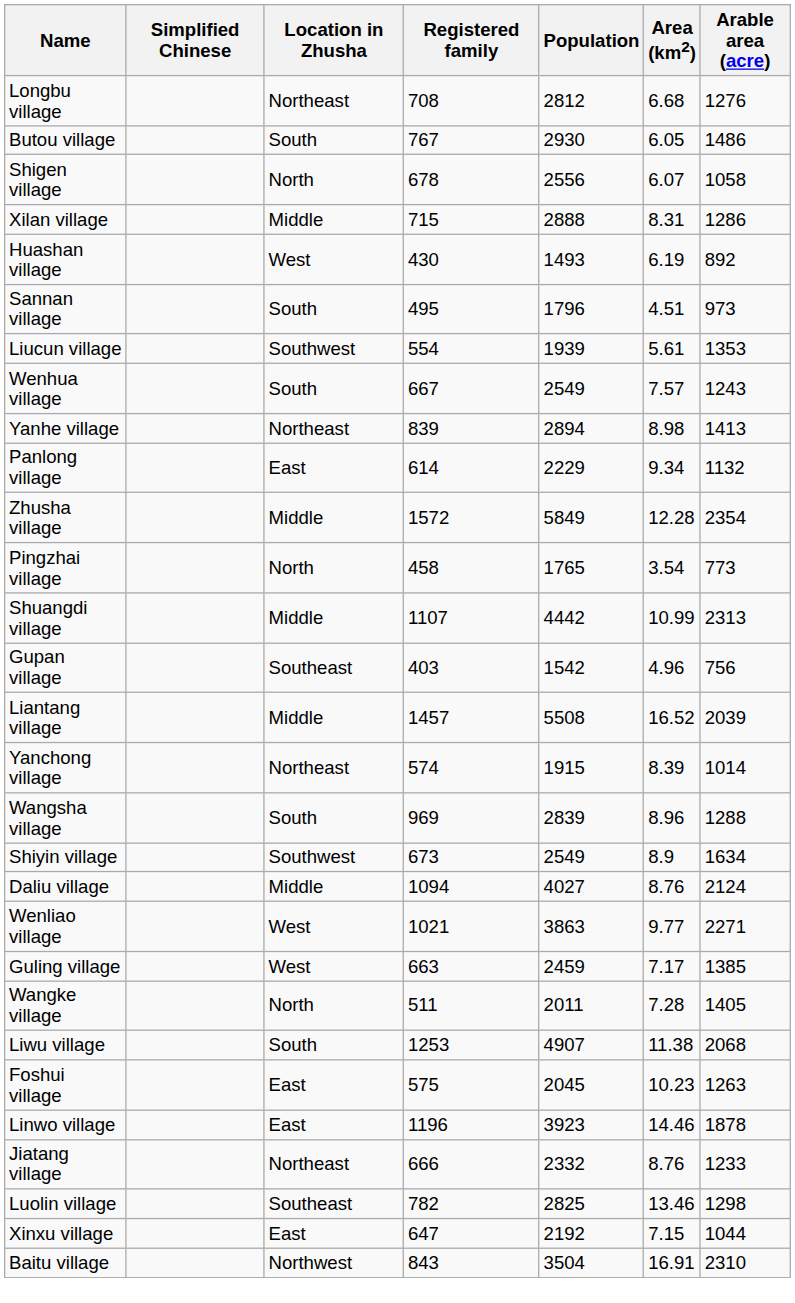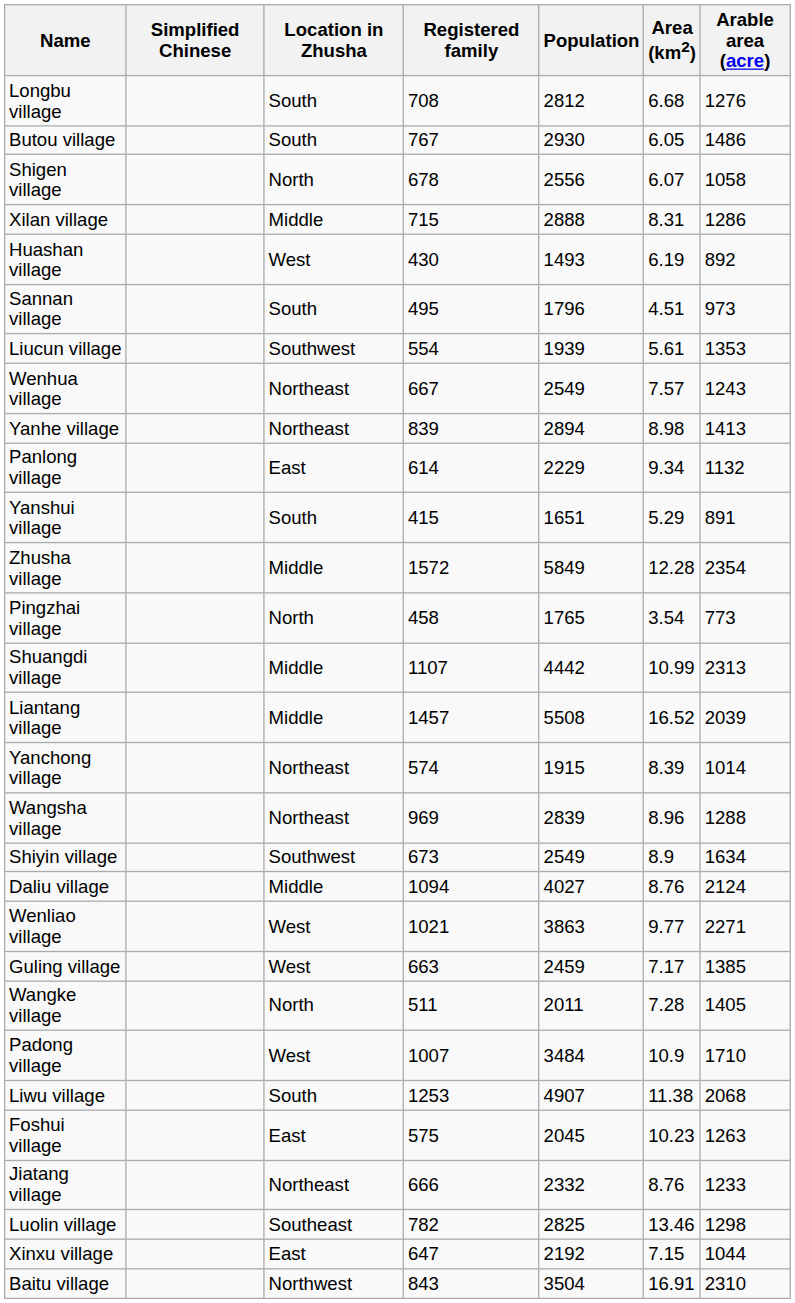(309, 101) Northeast -> (293, 101) South
(293, 389) South -> (309, 389) Northeast
+ row: (42, 518)
- row: (37, 668)
(293, 818) South -> (309, 818) Northeast
+ row: (41, 1056)
- row: (62, 1125)
